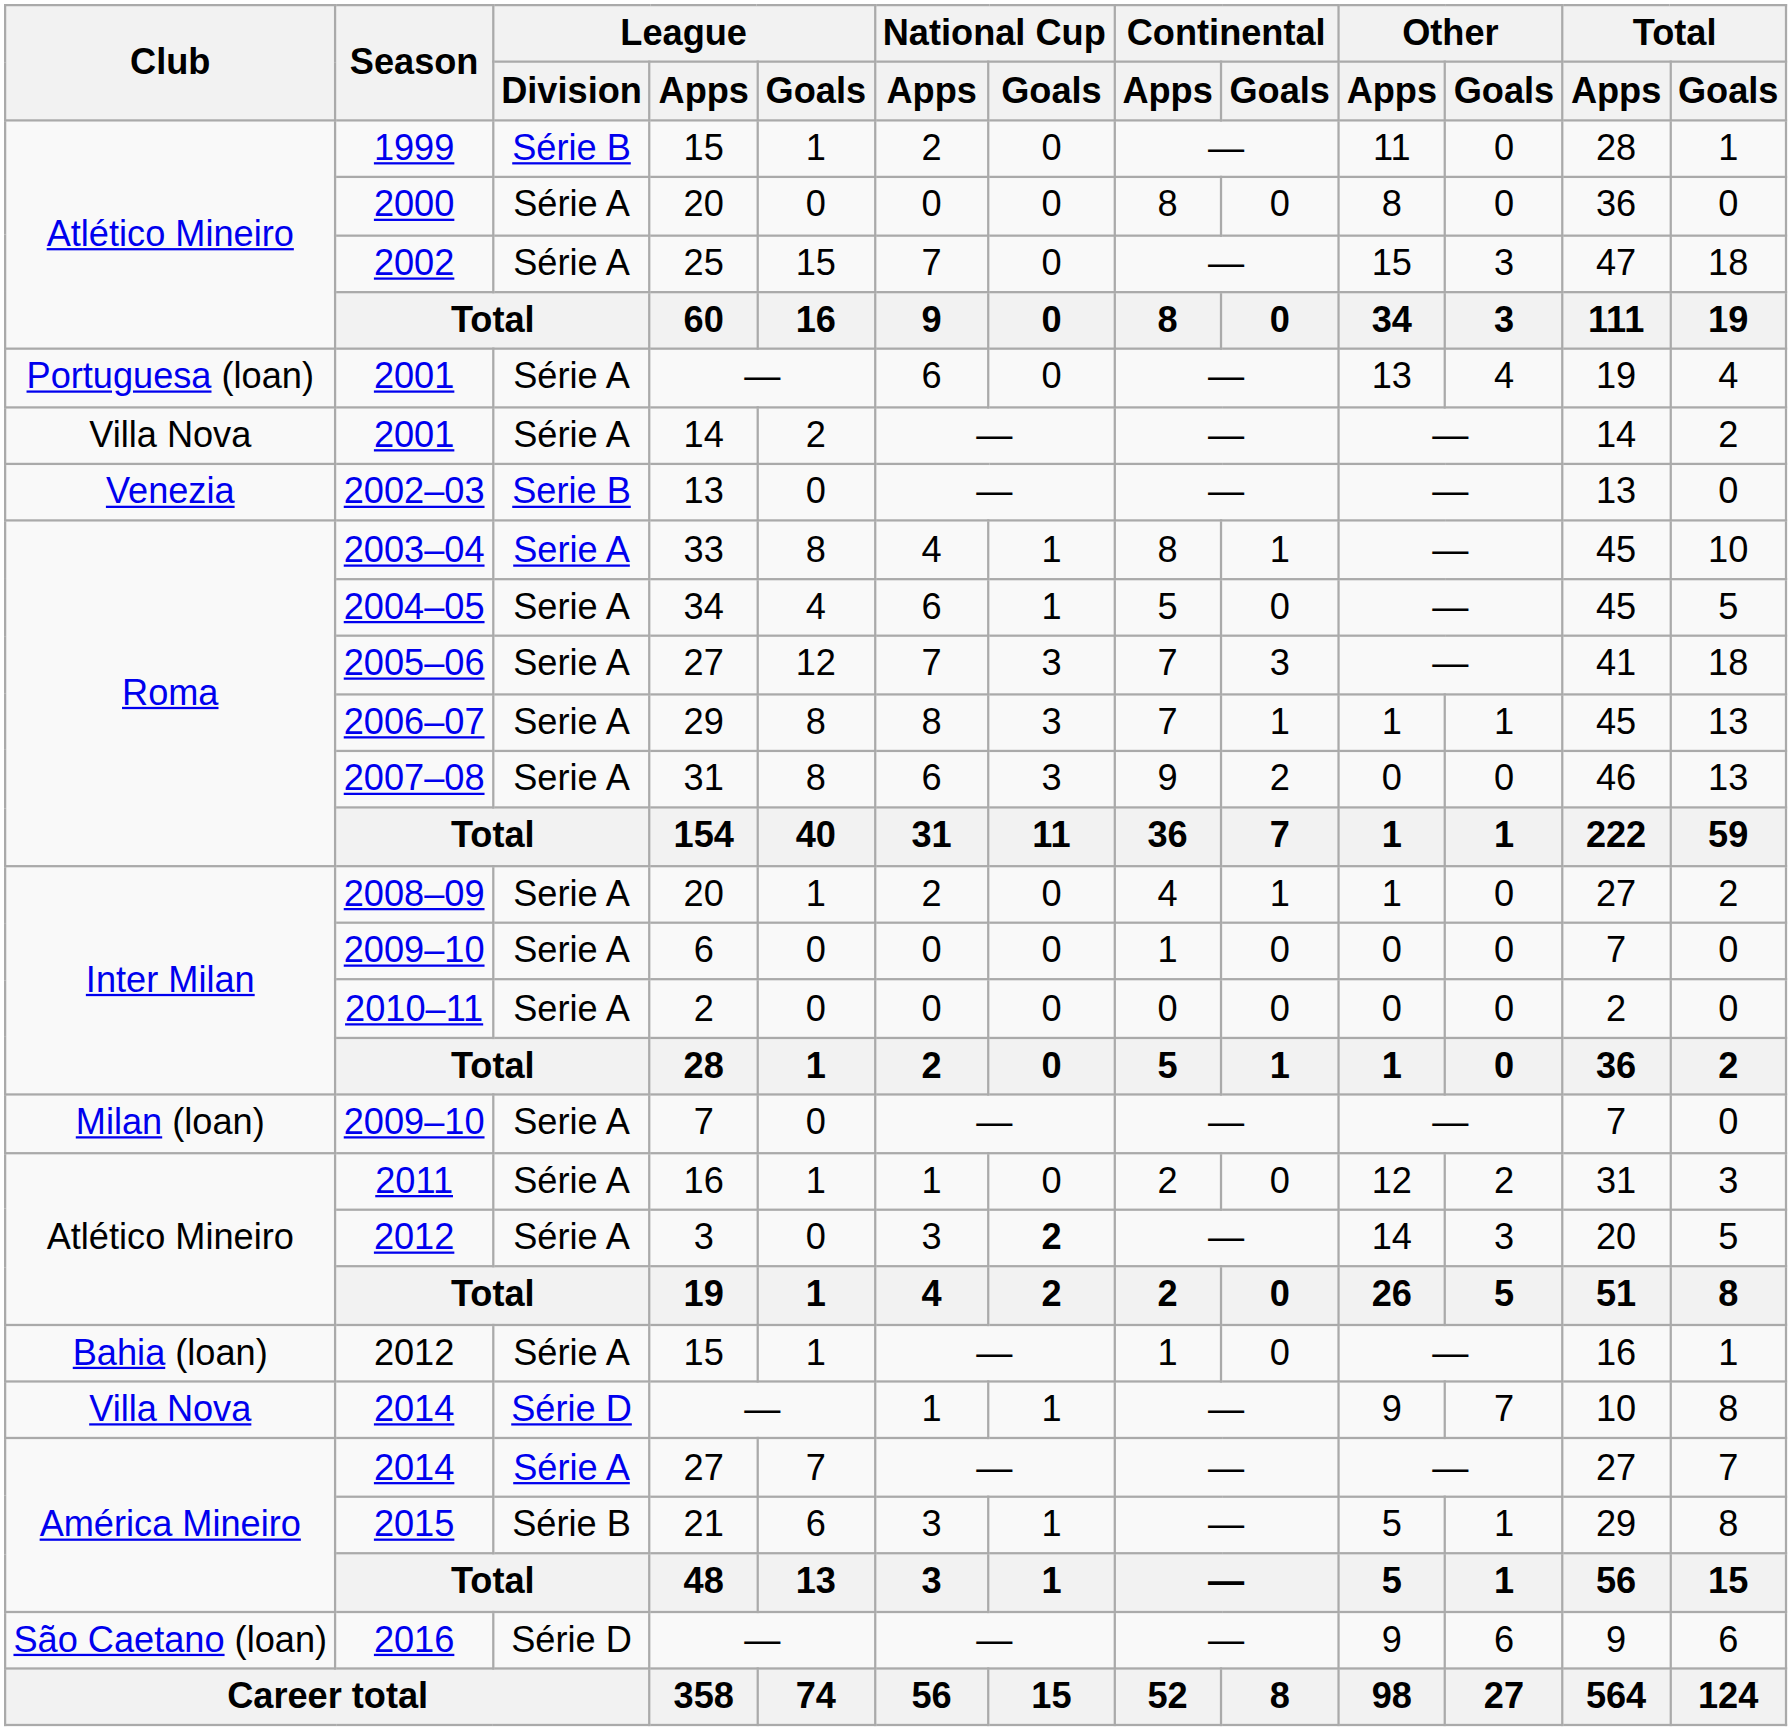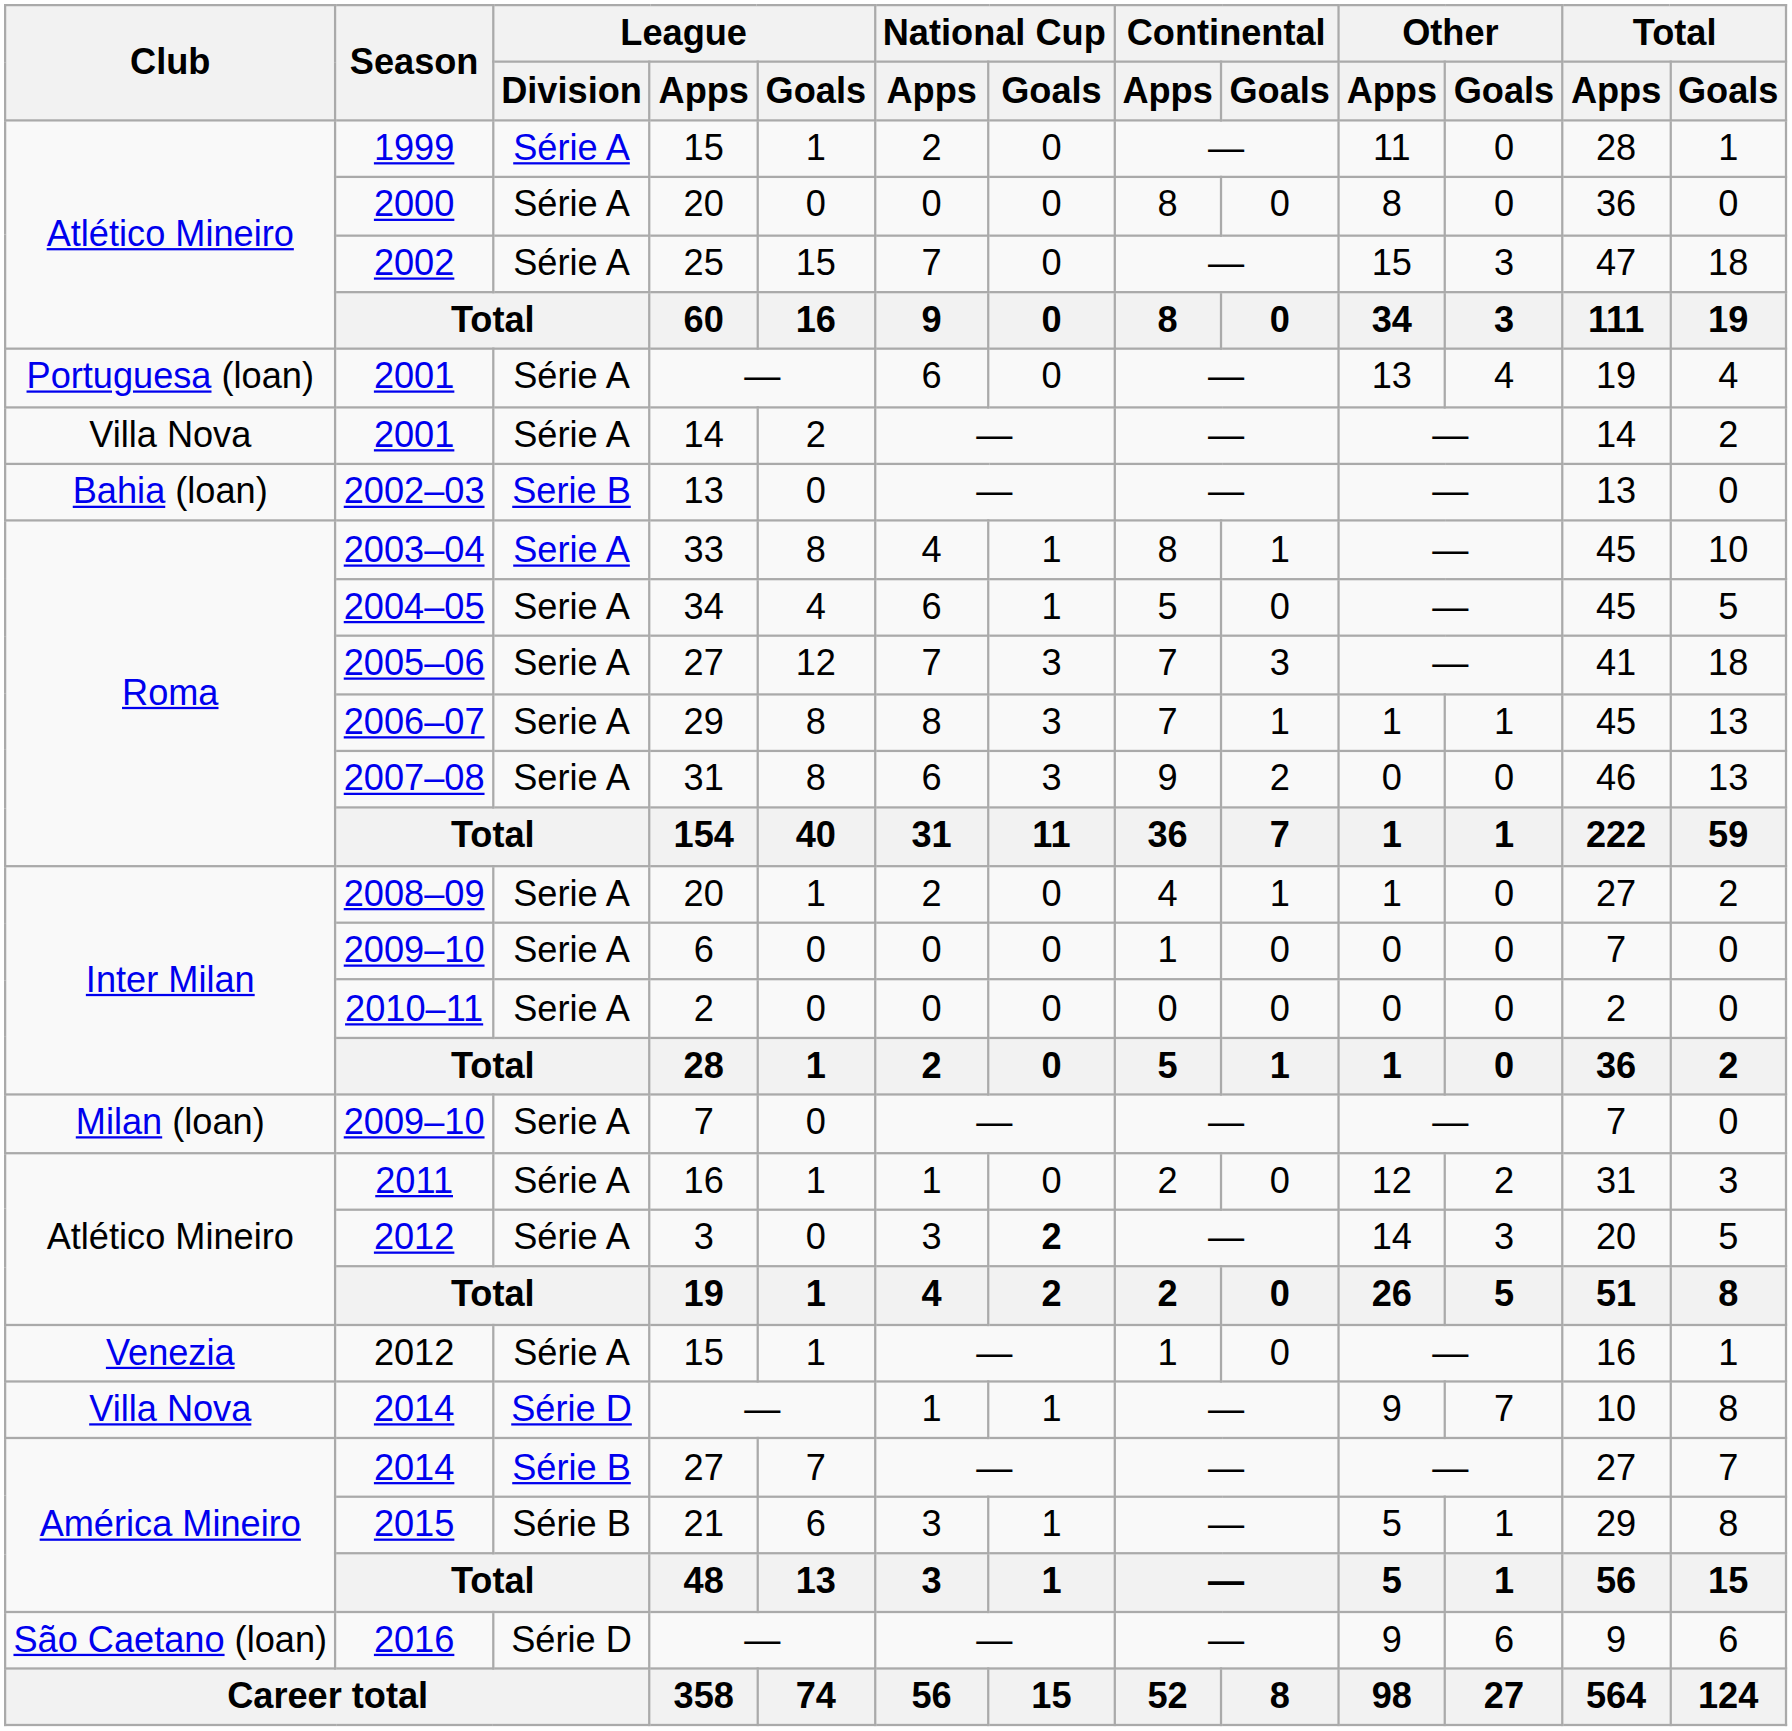(572, 147) Série B -> (572, 147) Série A
(170, 491) Venezia -> (170, 491) Bahia (loan)
(170, 1352) Bahia (loan) -> (170, 1352) Venezia
(572, 1466) Série A -> (572, 1466) Série B
